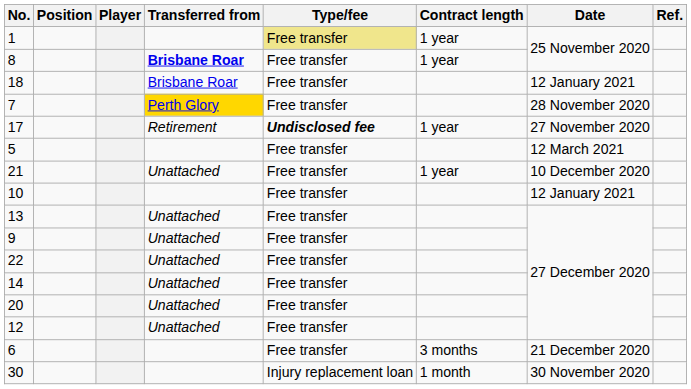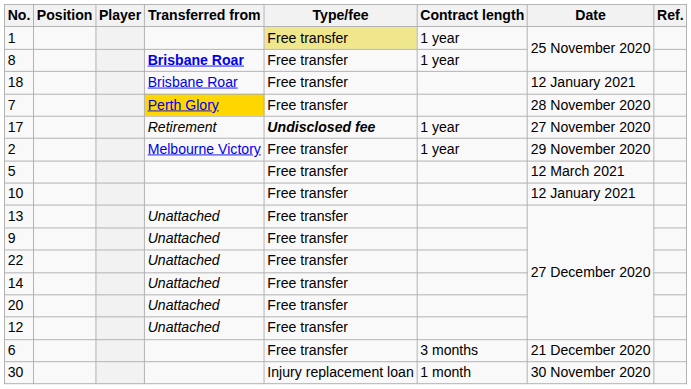+ row: (12, 149)
- row: (16, 171)
